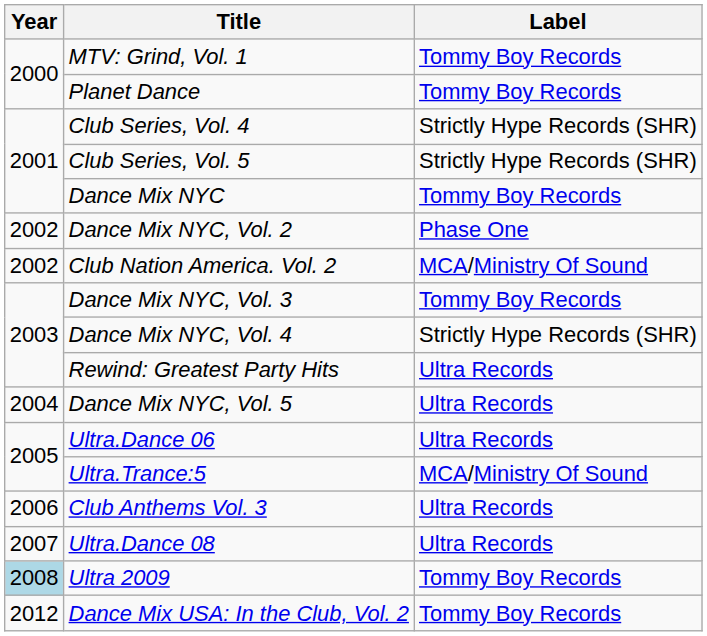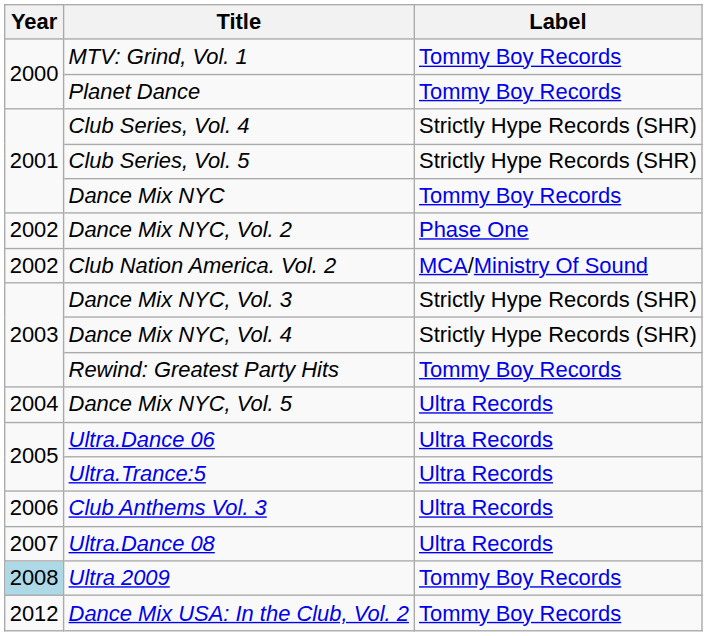(520, 299) Tommy Boy Records -> (558, 299) Strictly Hype Records (SHR)
(486, 369) Ultra Records -> (520, 369) Tommy Boy Records
(534, 473) MCA/Ministry Of Sound -> (486, 473) Ultra Records
